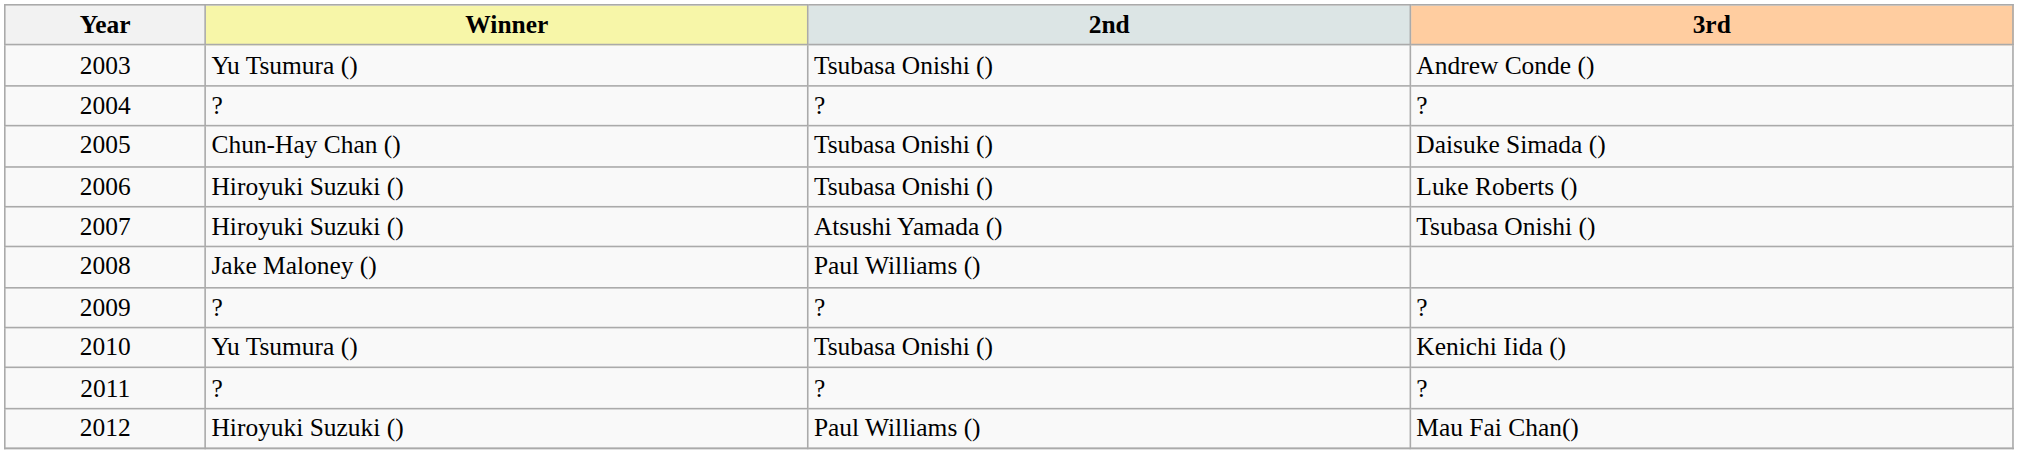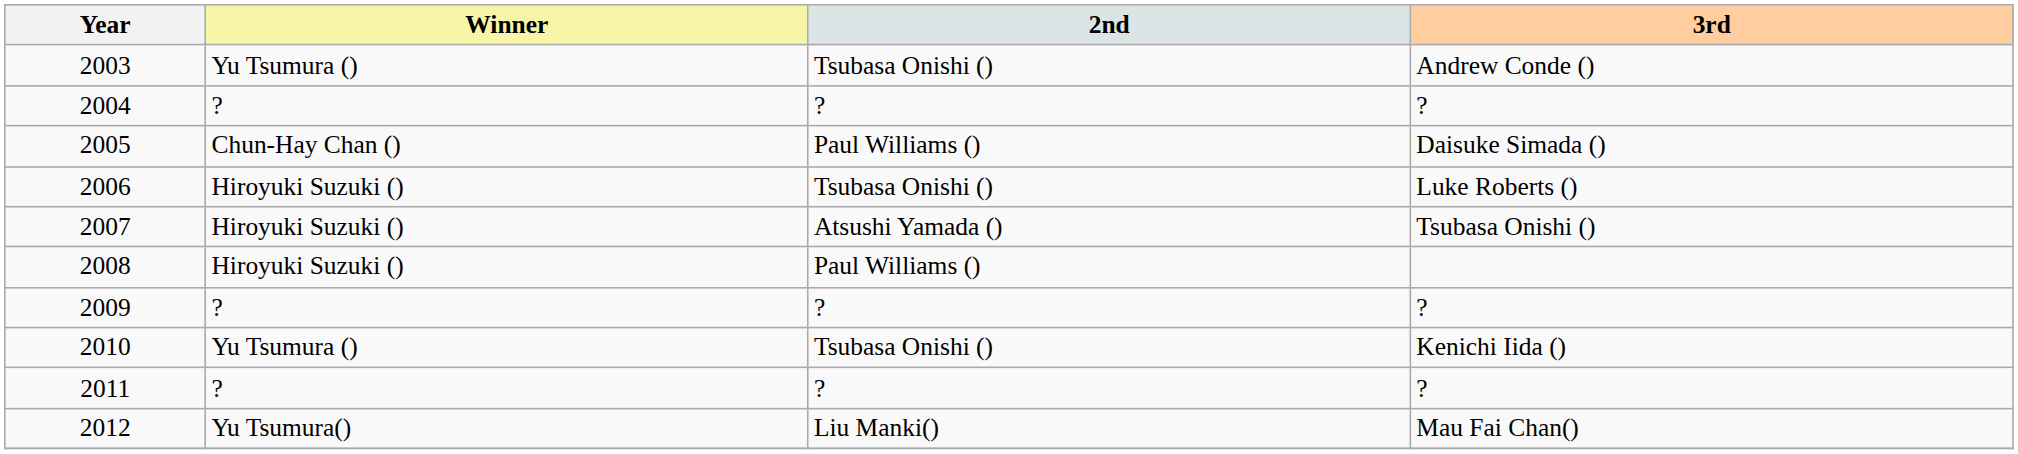(903, 145) Tsubasa Onishi () -> (897, 145) Paul Williams ()
(294, 266) Jake Maloney () -> (308, 266) Hiroyuki Suzuki ()
(308, 428) Hiroyuki Suzuki () -> (281, 428) Yu Tsumura()
(897, 428) Paul Williams () -> (876, 428) Liu Manki()
